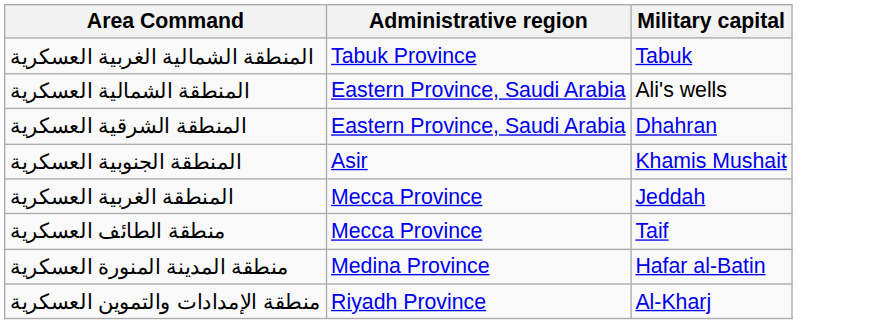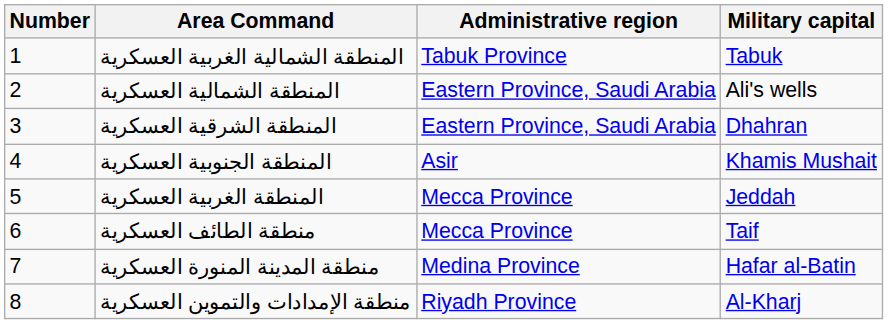+ column: (50, 21)
